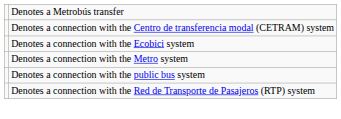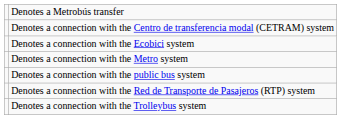+ row: (109, 106)
